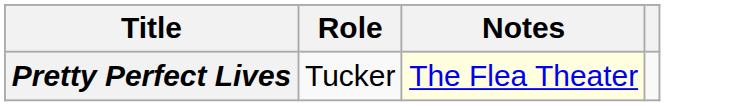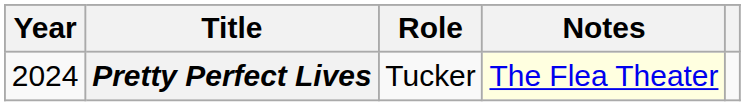+ column: (45, 28)
